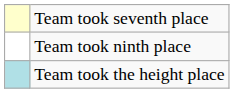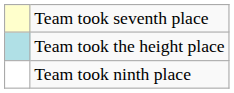rows swapped: (129, 74) <-> (113, 46)
